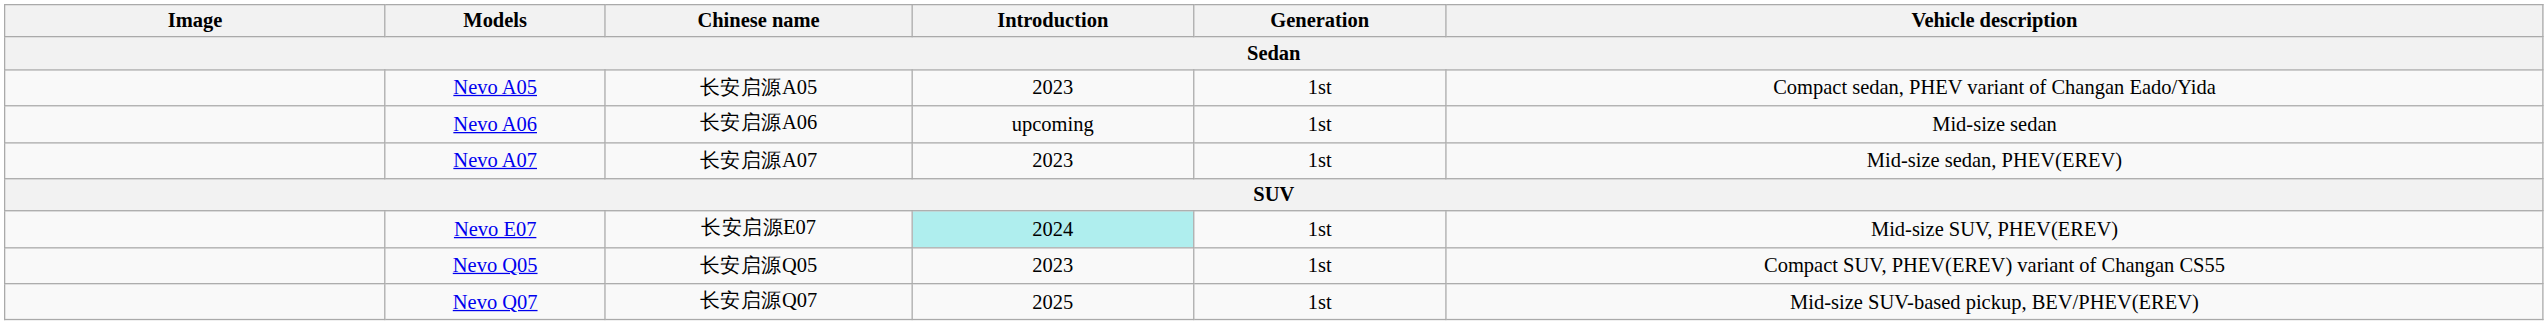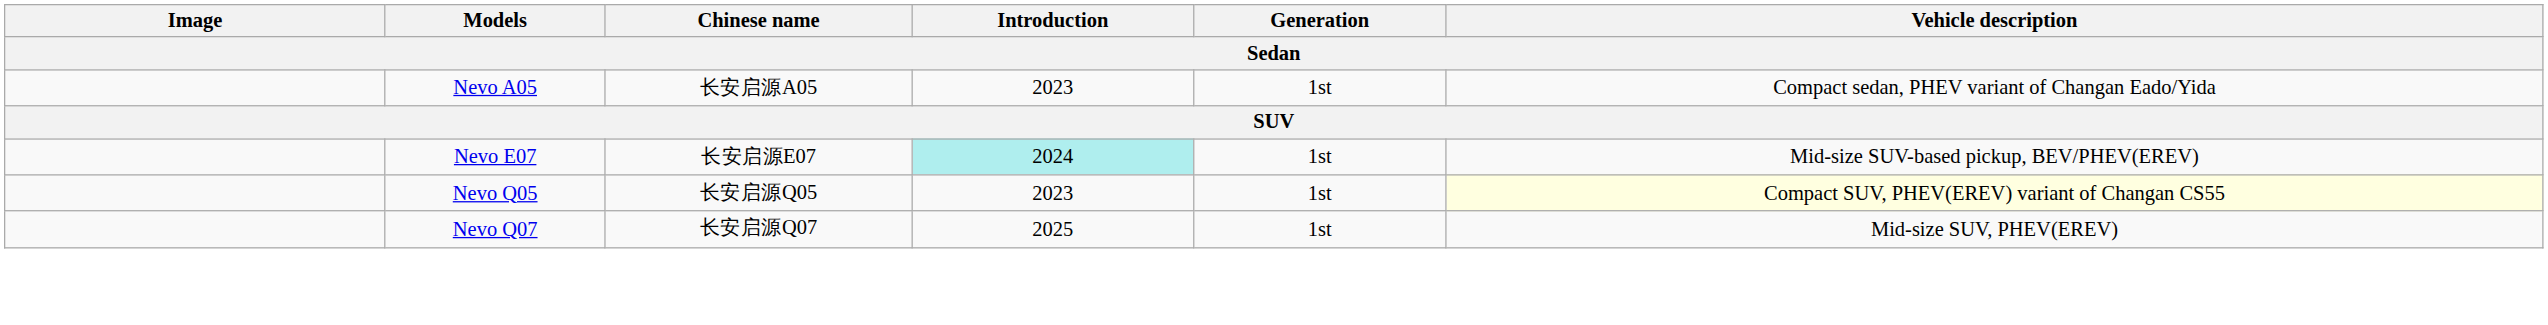- row: (495, 123)
- row: (495, 160)
(1994, 229) Mid-size SUV, PHEV(EREV) -> (1994, 156) Mid-size SUV-based pickup, BEV/PHEV(EREV)
(1994, 265) no background -> (1994, 192) lightyellow background
(1994, 301) Mid-size SUV-based pickup, BEV/PHEV(EREV) -> (1994, 229) Mid-size SUV, PHEV(EREV)
